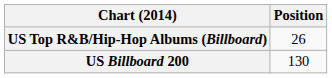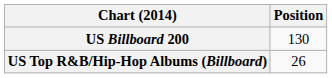rows swapped: (137, 61) <-> (137, 38)
